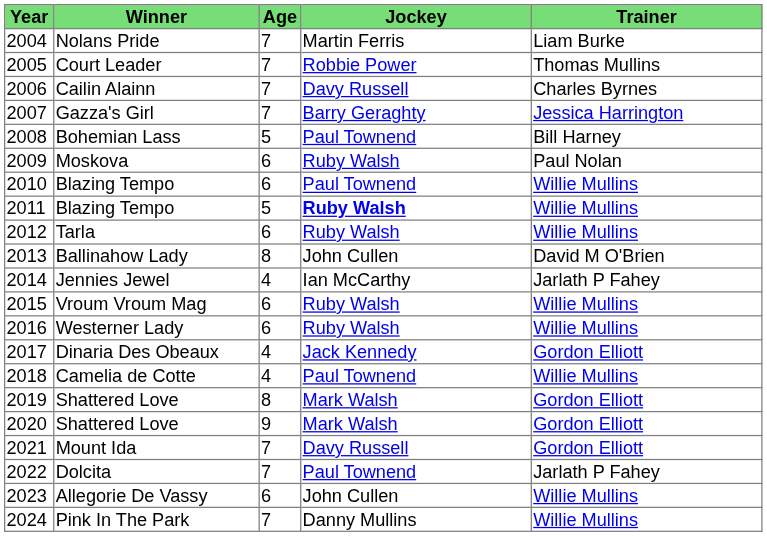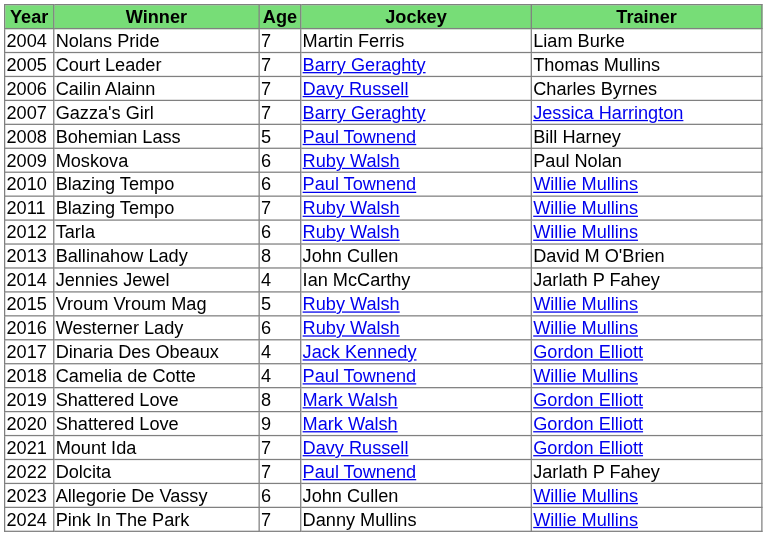(360, 64) Robbie Power -> (364, 64) Barry Geraghty
(266, 208) 5 -> (266, 208) 7
(354, 208) bold -> (351, 208) normal
(266, 304) 6 -> (266, 304) 5
